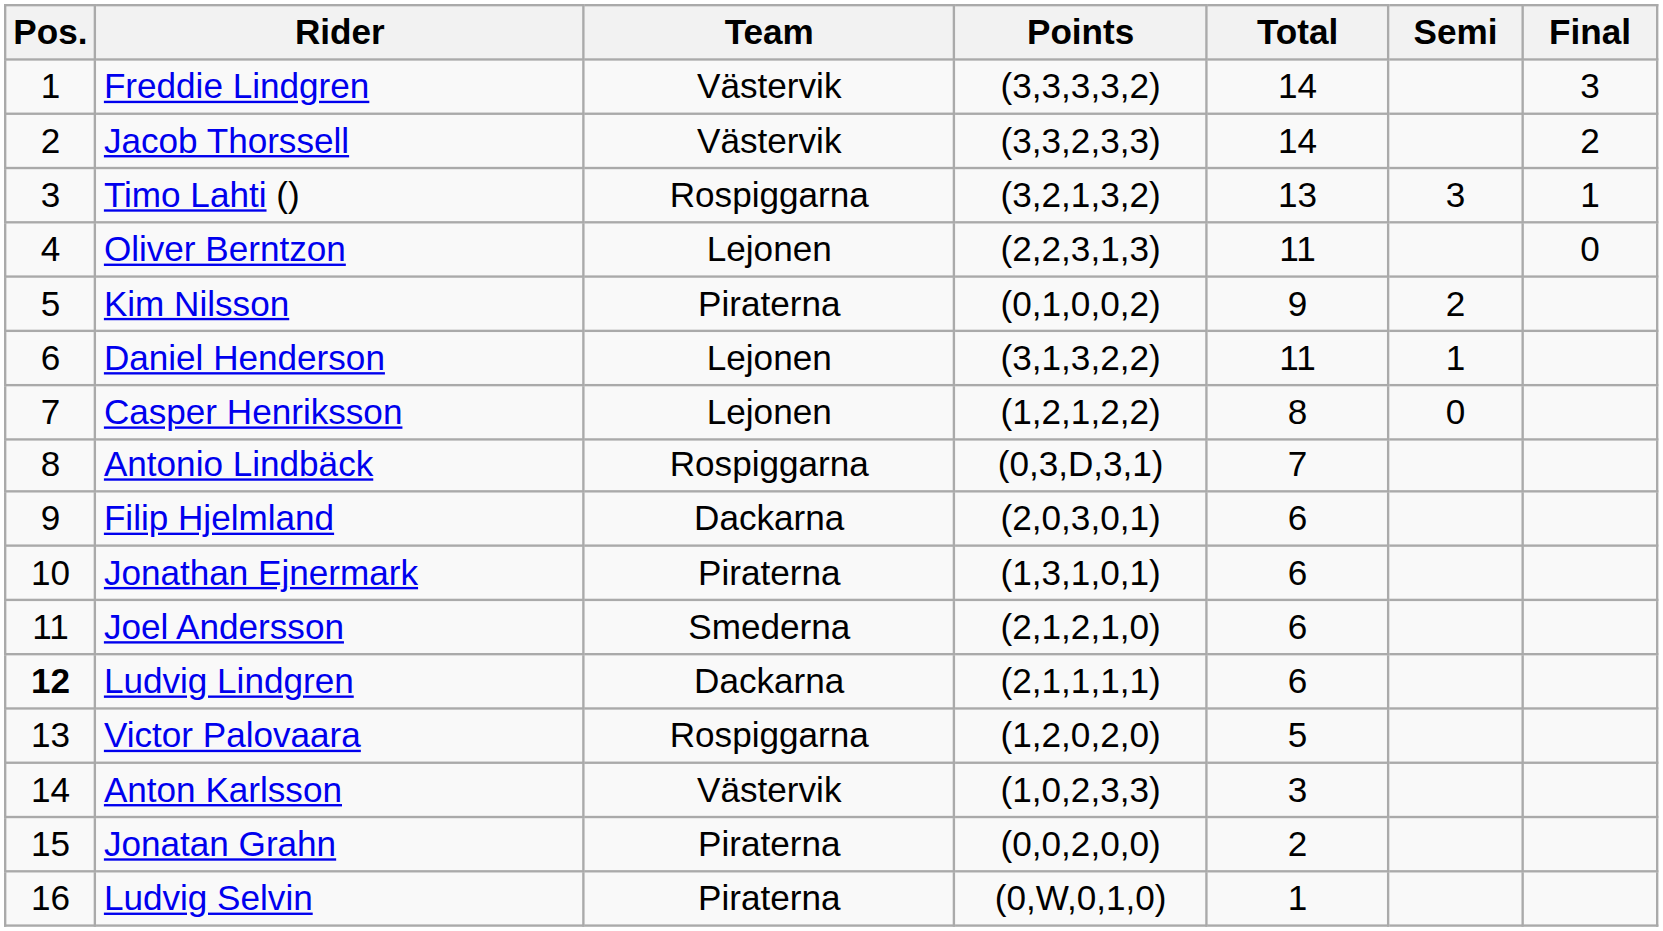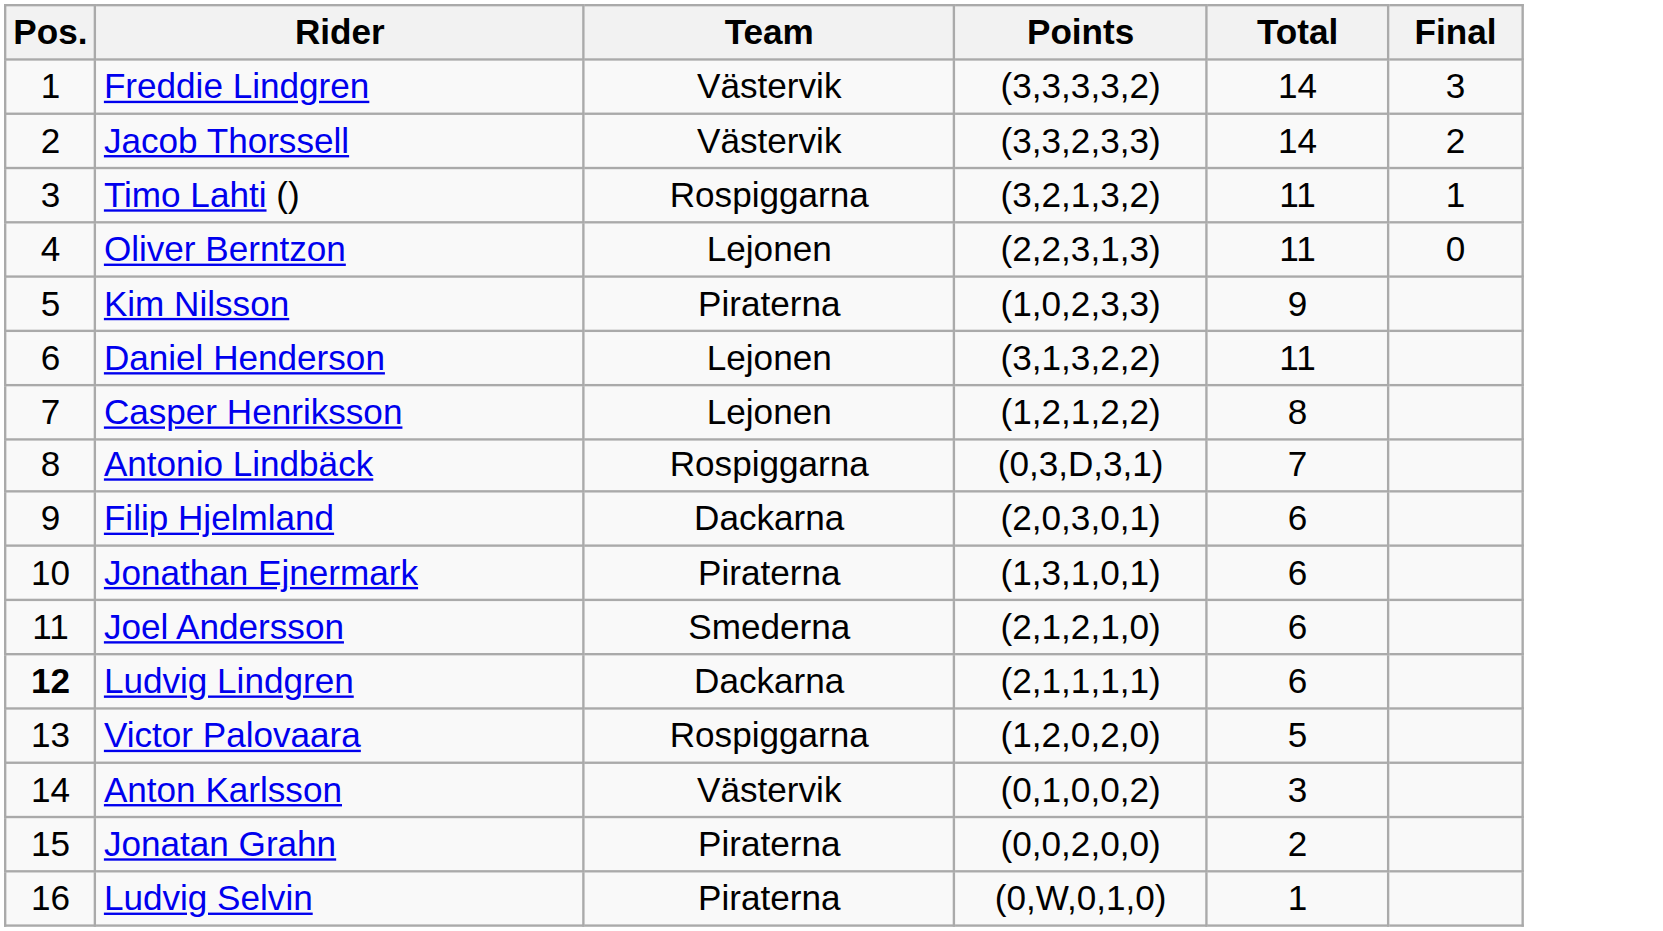- column: (1456, 32)
(1298, 195) 13 -> (1298, 195) 11
(1081, 303) (0,1,0,0,2) -> (1081, 303) (1,0,2,3,3)
(1081, 790) (1,0,2,3,3) -> (1081, 790) (0,1,0,0,2)
